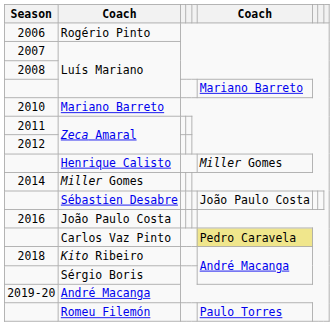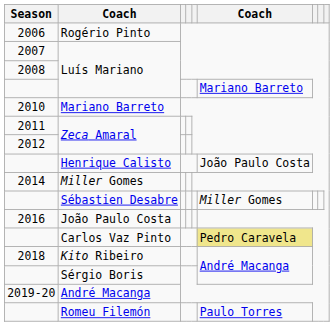(241, 163) Miller Gomes -> (255, 163) João Paulo Costa
(255, 200) João Paulo Costa -> (241, 200) Miller Gomes
